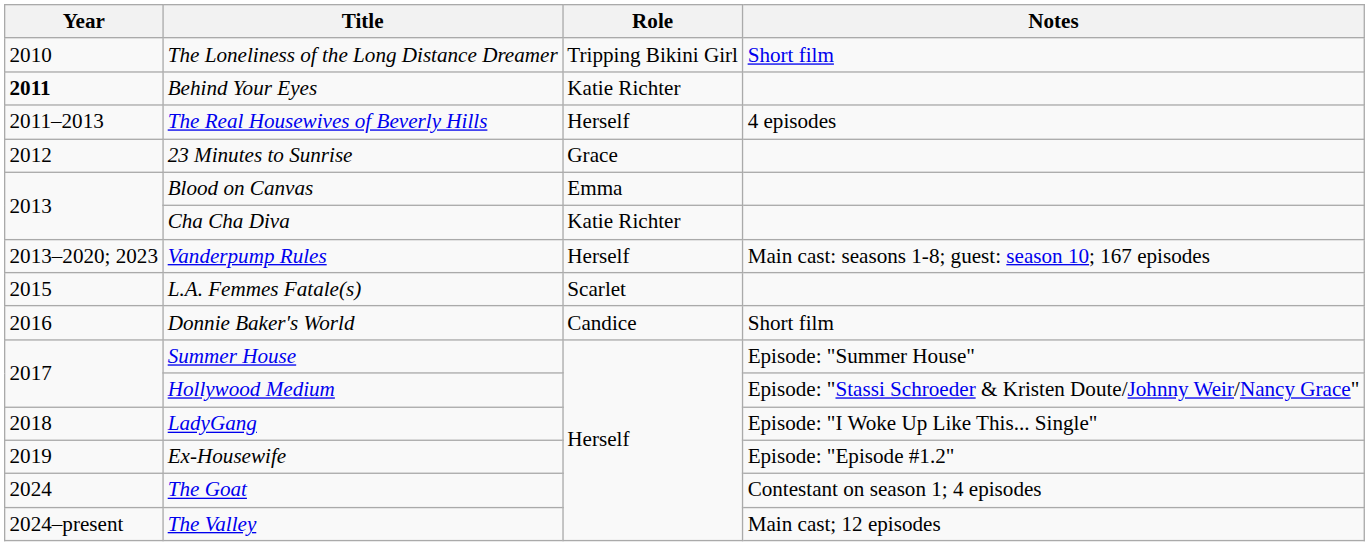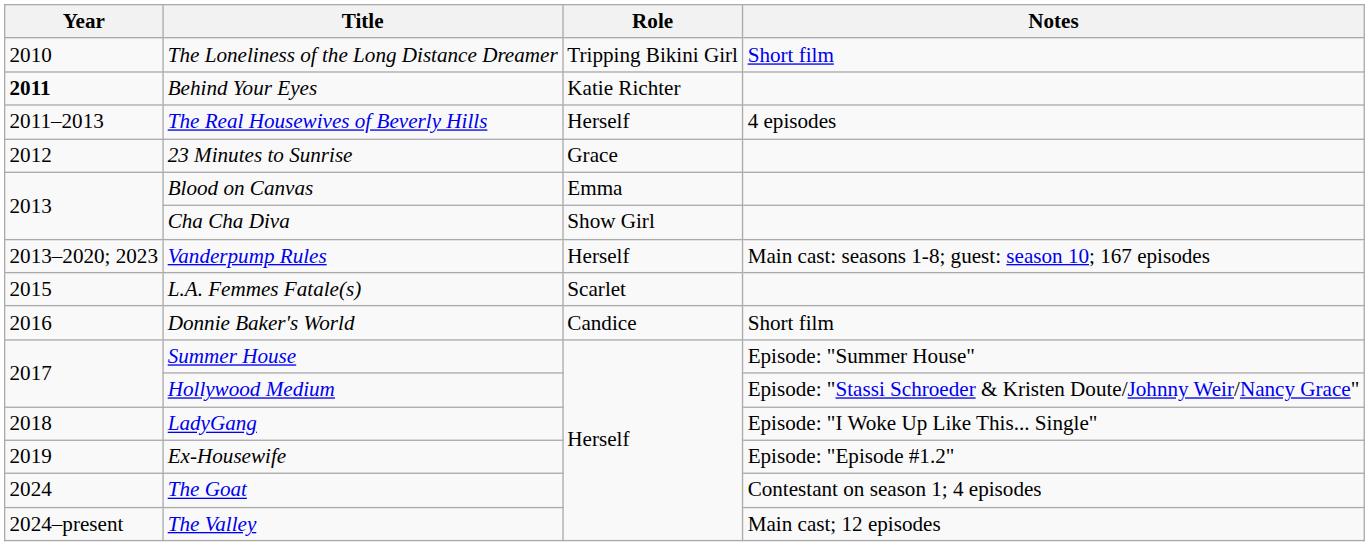(624, 222) Katie Richter -> (611, 222) Show Girl
